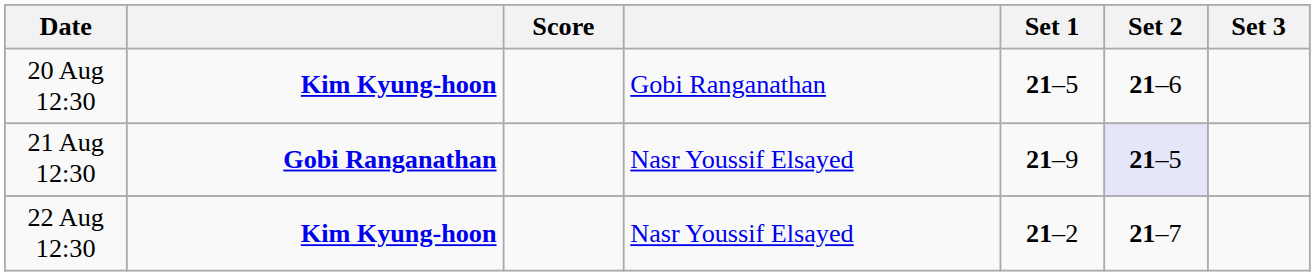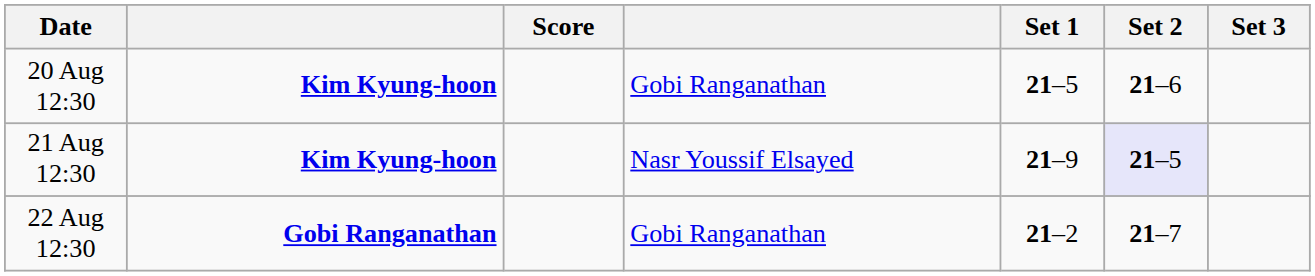(390, 159) Gobi Ranganathan -> (399, 159) Kim Kyung-hoon
(399, 233) Kim Kyung-hoon -> (390, 233) Gobi Ranganathan
(742, 233) Nasr Youssif Elsayed -> (728, 233) Gobi Ranganathan
